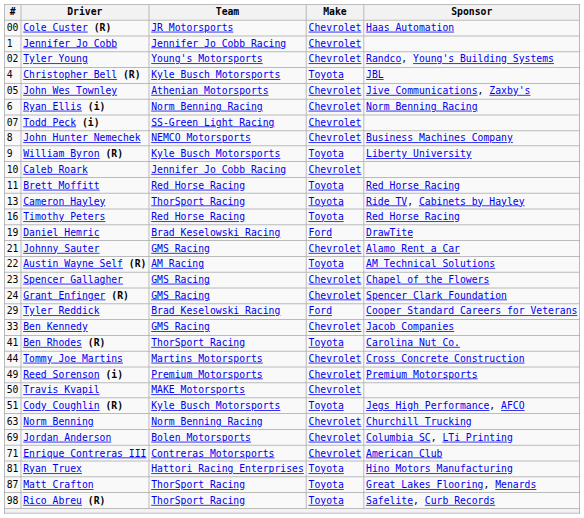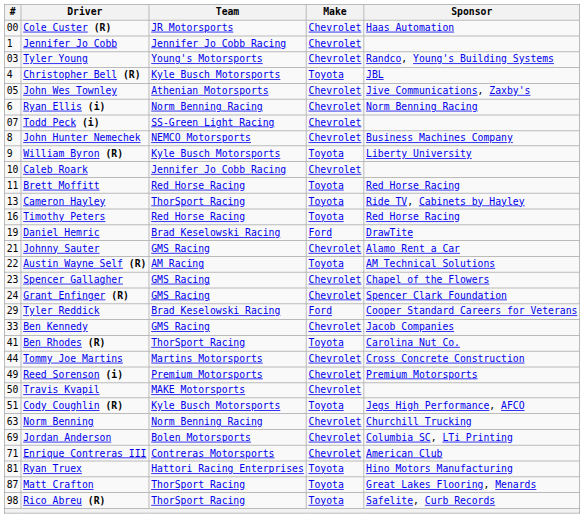(13, 60) 02 -> (13, 60) 03
